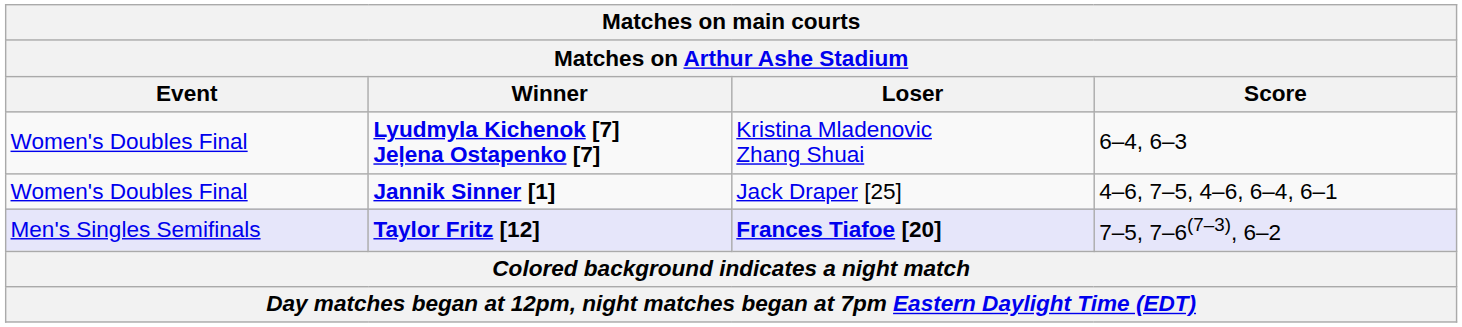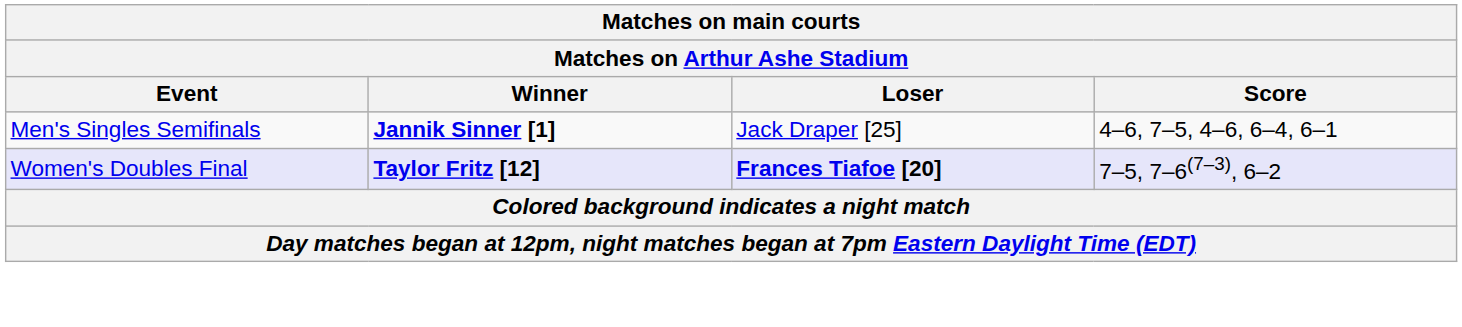- row: (496, 142)
(129, 190) Women's Doubles Final -> (136, 129) Men's Singles Semifinals
(136, 229) Men's Singles Semifinals -> (129, 168) Women's Doubles Final
